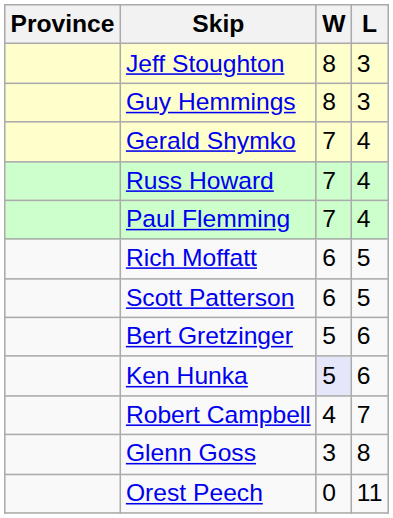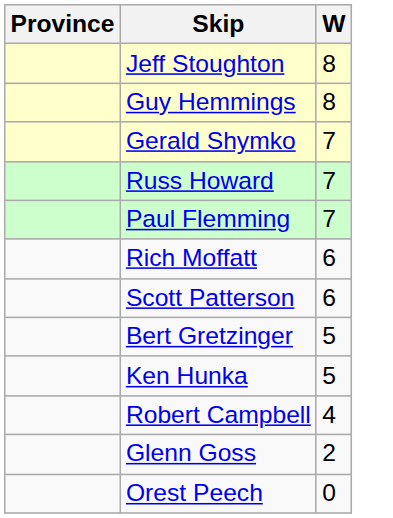- column: (370, 24)
(329, 375) lavender background -> (329, 375) no background
(329, 453) 3 -> (329, 453) 2
